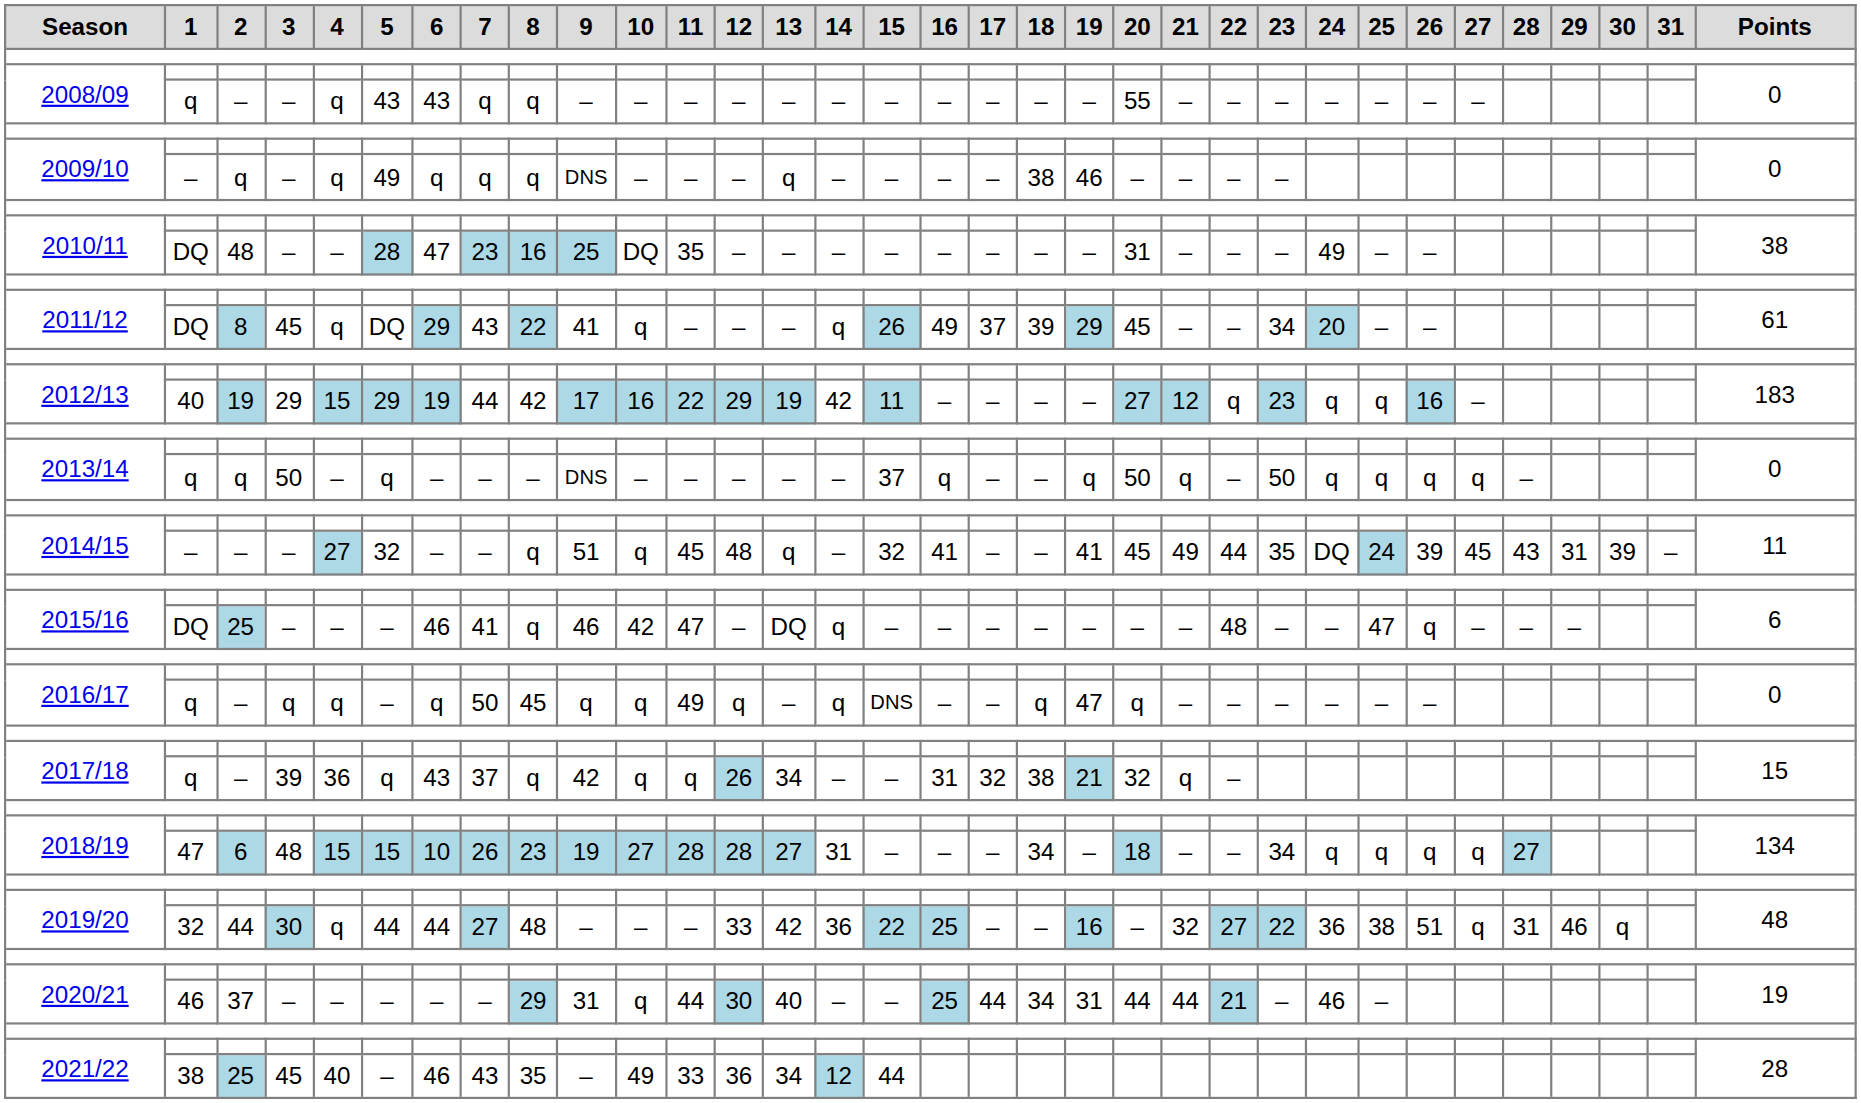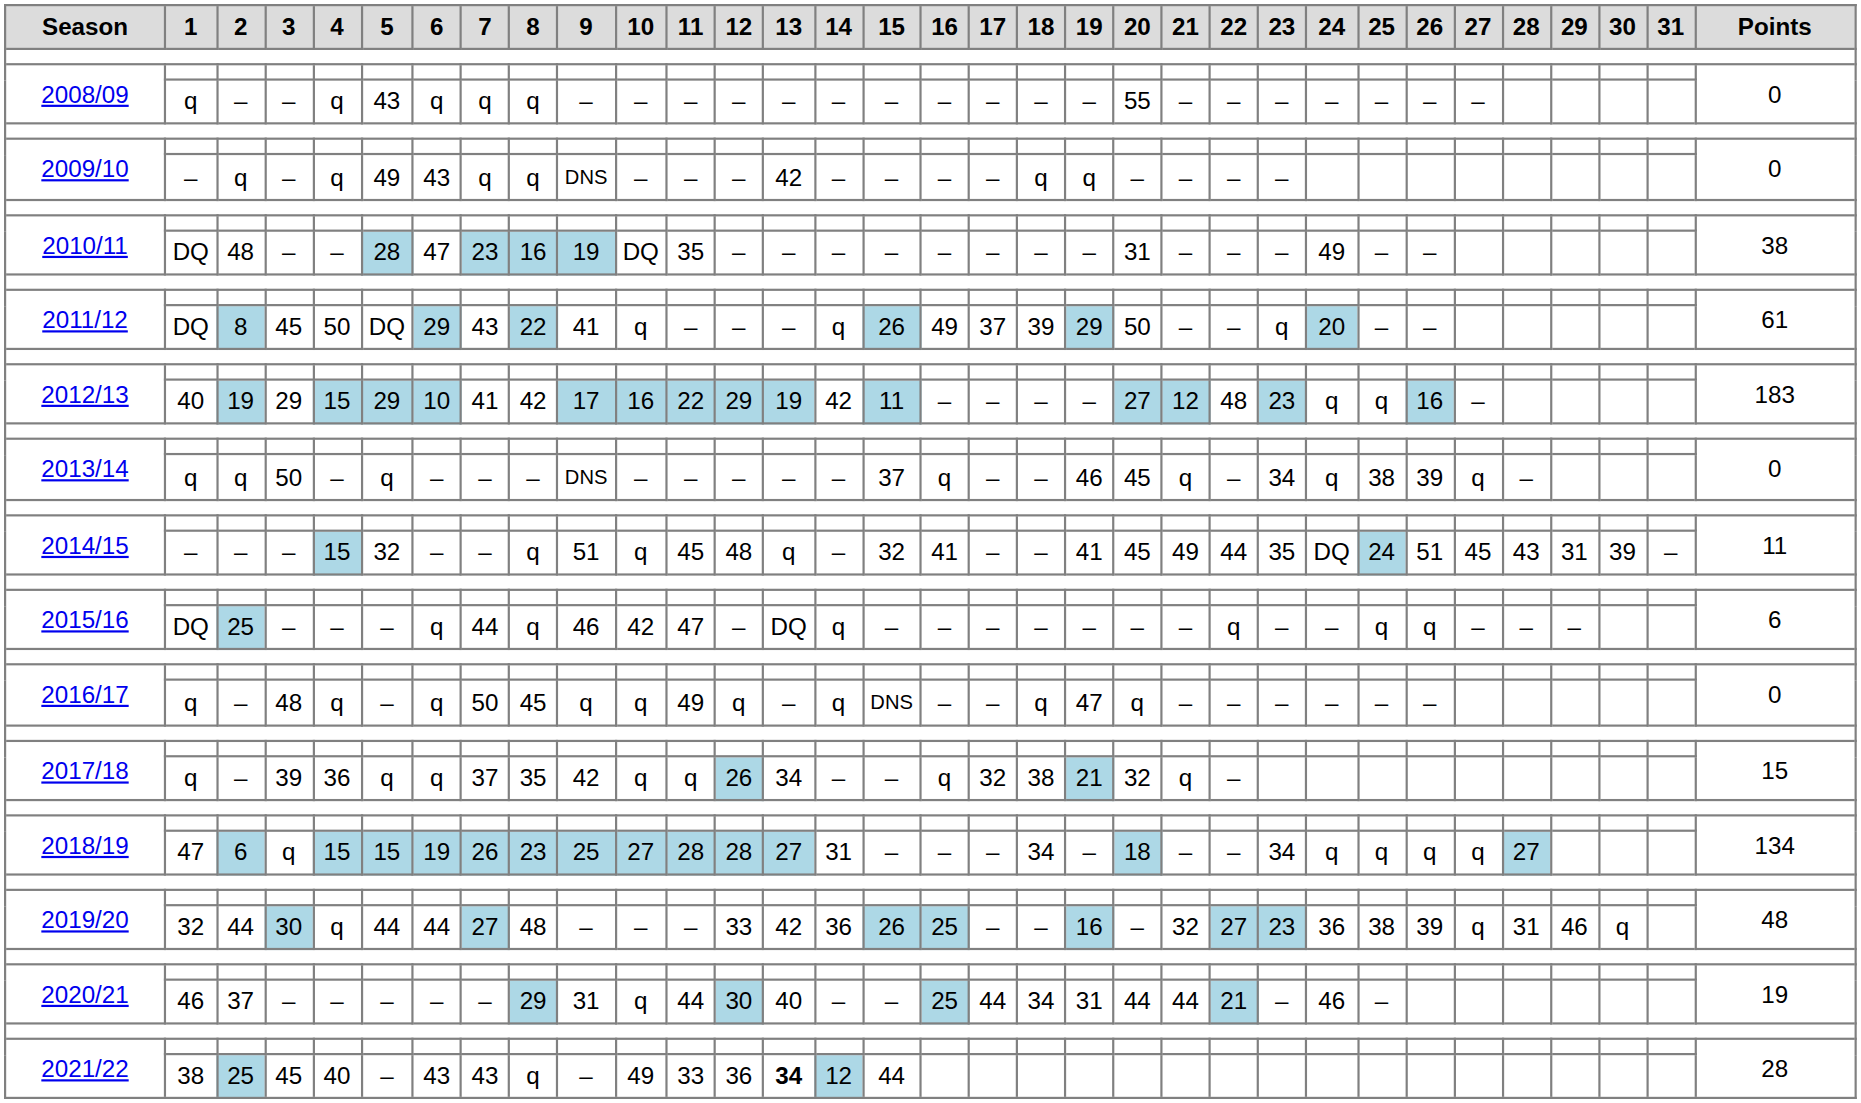(437, 100) 43 -> (437, 100) q
(437, 176) q -> (437, 176) 43
(789, 176) q -> (789, 176) 42
(1041, 176) 38 -> (1041, 176) q
(1089, 176) 46 -> (1089, 176) q
(586, 251) 25 -> (586, 251) 19
(337, 326) q -> (337, 326) 50
(1137, 326) 45 -> (1137, 326) 50
(1282, 326) 34 -> (1282, 326) q
(437, 400) 19 -> (437, 400) 10
(485, 400) 44 -> (485, 400) 41
(1234, 400) q -> (1234, 400) 48
(1089, 476) q -> (1089, 476) 46
(1137, 476) 50 -> (1137, 476) 45
(1282, 476) 50 -> (1282, 476) 34
(1382, 476) q -> (1382, 476) 38
(1430, 476) q -> (1430, 476) 39
(337, 552) 27 -> (337, 552) 15
(1430, 552) 39 -> (1430, 552) 51
(437, 626) 46 -> (437, 626) q
(485, 626) 41 -> (485, 626) 44
(1234, 626) 48 -> (1234, 626) q
(1382, 626) 47 -> (1382, 626) q
(289, 702) q -> (289, 702) 48
(437, 777) 43 -> (437, 777) q
(533, 777) q -> (533, 777) 35
(945, 777) 31 -> (945, 777) q
(289, 852) 48 -> (289, 852) q
(437, 852) 10 -> (437, 852) 19
(586, 852) 19 -> (586, 852) 25
(892, 926) 22 -> (892, 926) 26
(1282, 926) 22 -> (1282, 926) 23
(1430, 926) 51 -> (1430, 926) 39
(437, 1075) 46 -> (437, 1075) 43
(533, 1075) 35 -> (533, 1075) q
(789, 1075) normal -> (789, 1075) bold
